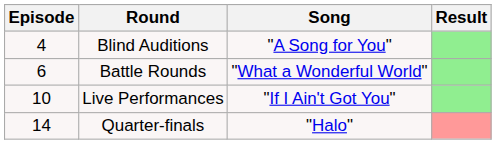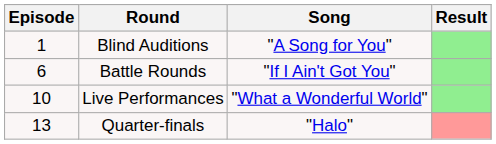(41, 44) 4 -> (41, 44) 1
(330, 71) "What a Wonderful World" -> (330, 71) "If I Ain't Got You"
(330, 98) "If I Ain't Got You" -> (330, 98) "What a Wonderful World"
(41, 125) 14 -> (41, 125) 13
